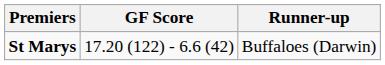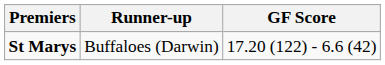columns swapped: (159, 18) <-> (309, 18)
